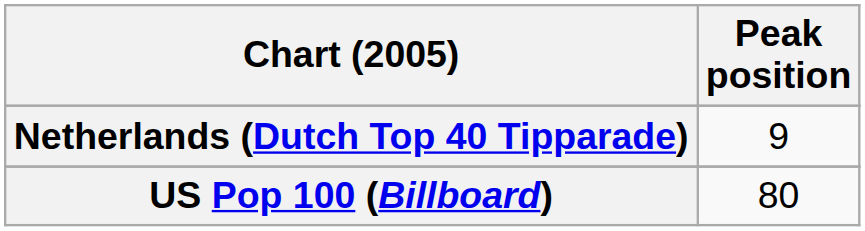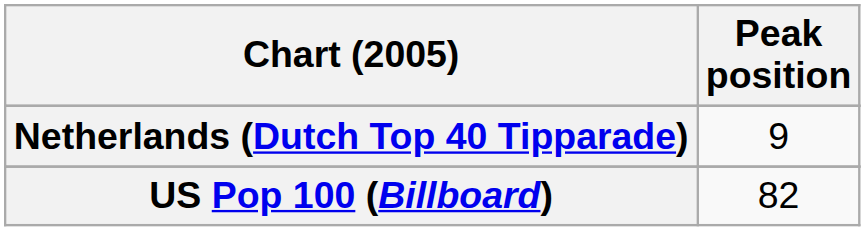(779, 195) 80 -> (779, 195) 82
